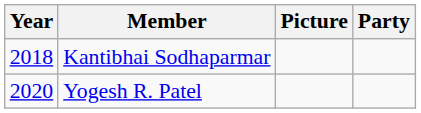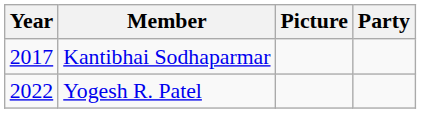(31, 56) 2018 -> (31, 56) 2017
(31, 90) 2020 -> (31, 90) 2022
